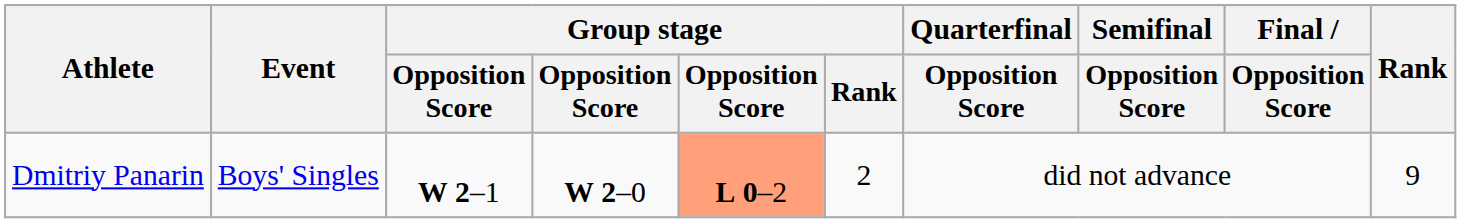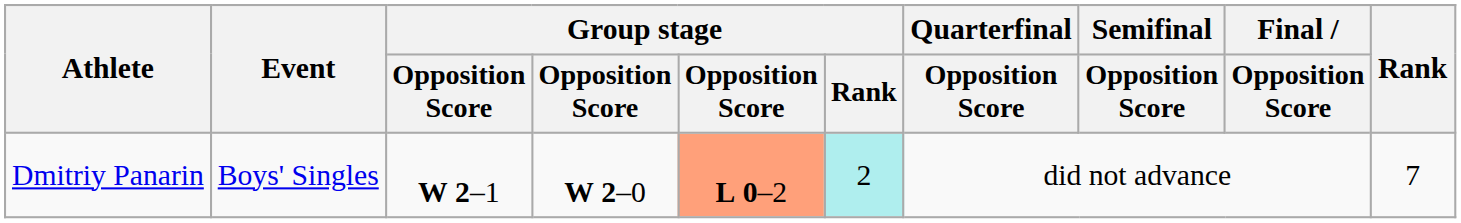(864, 175) no background -> (864, 175) paleturquoise background
(1413, 175) 9 -> (1413, 175) 7
